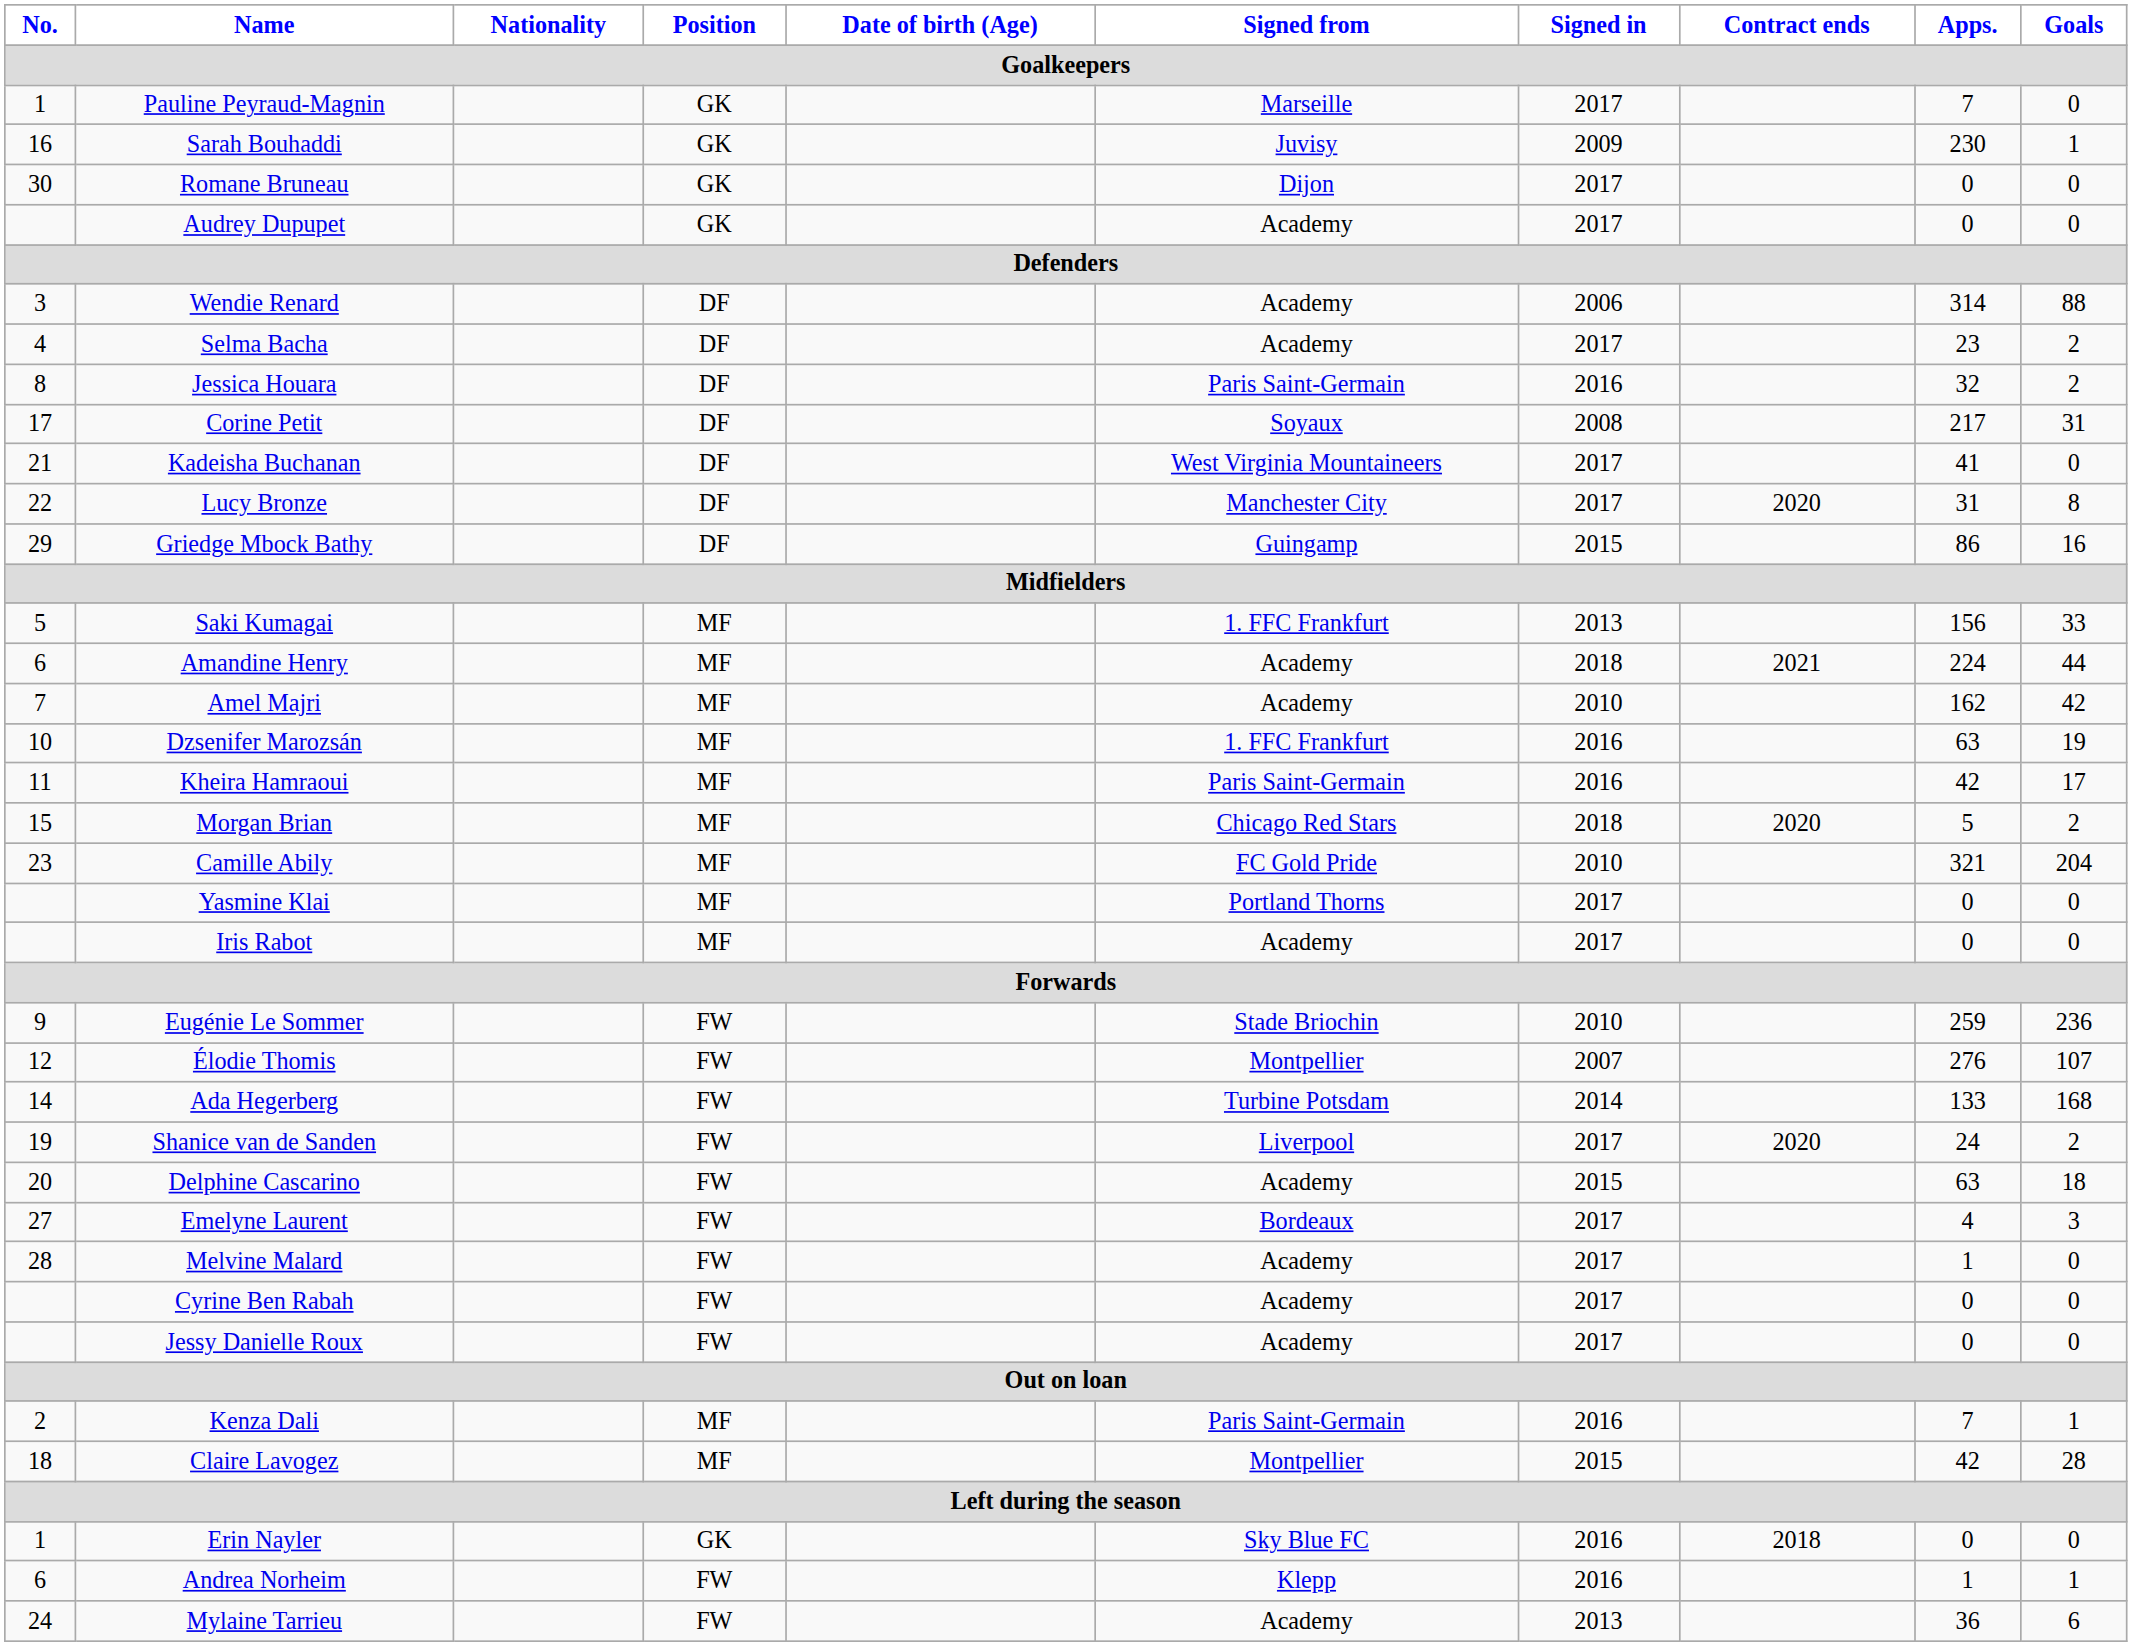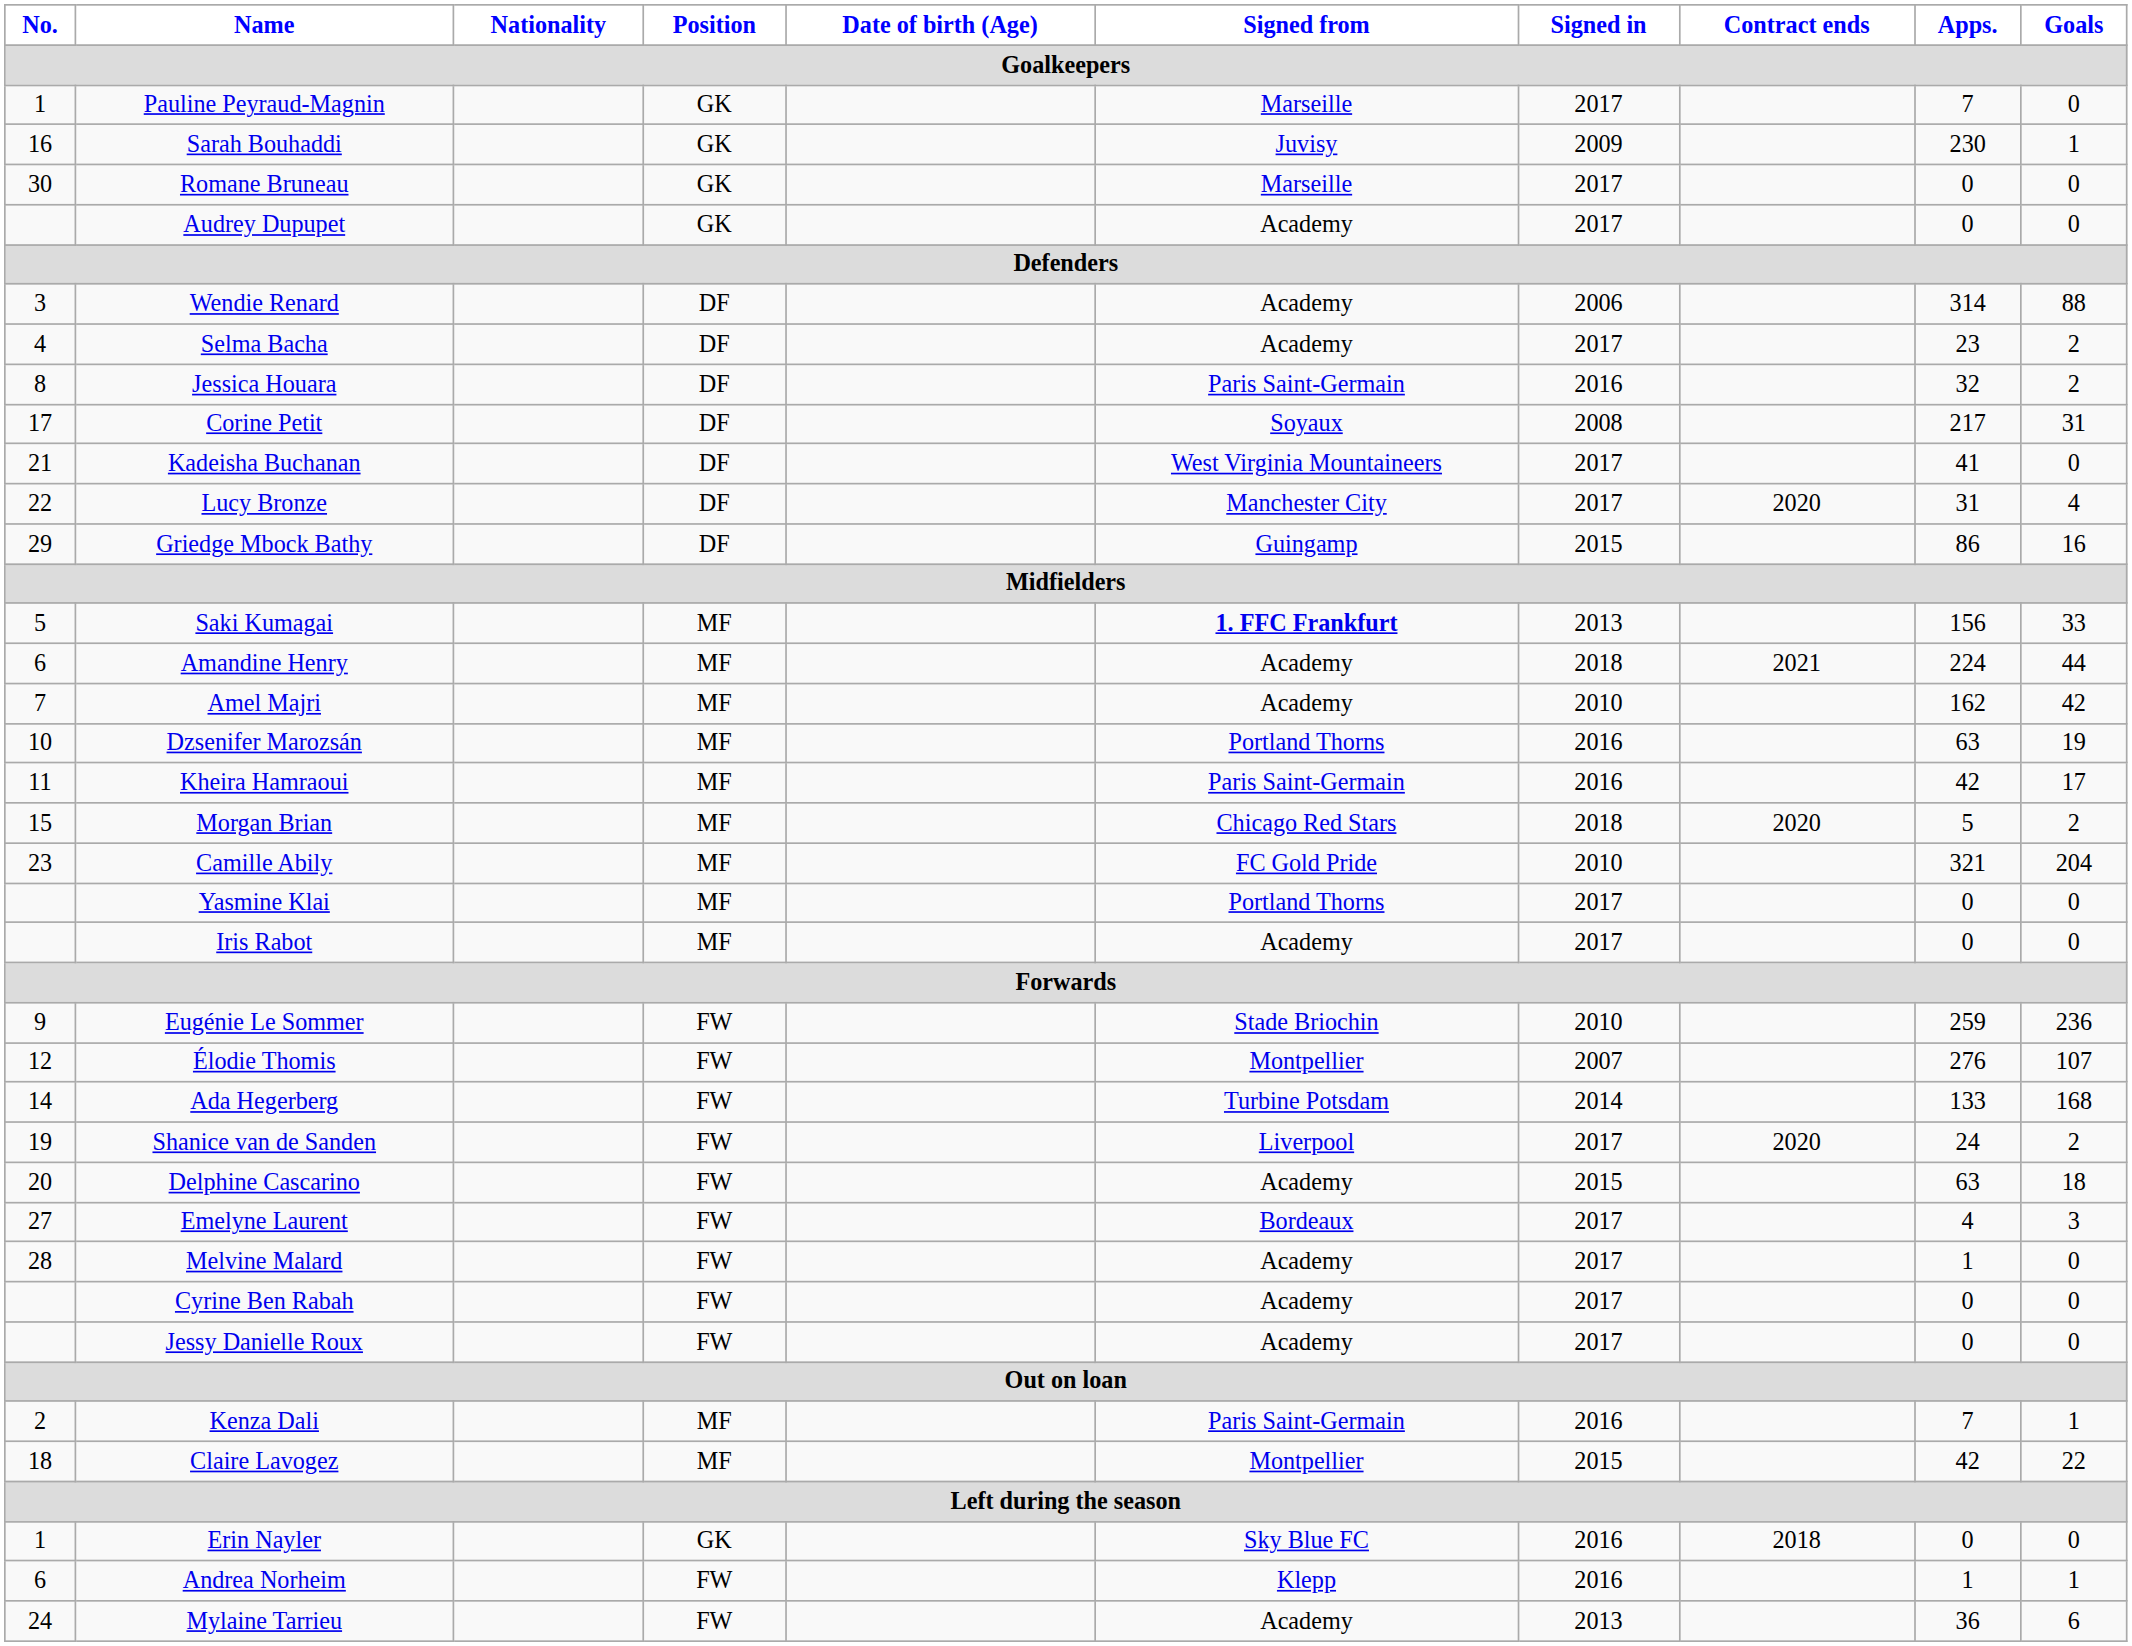(1306, 184) Dijon -> (1306, 184) Marseille
(2074, 503) 8 -> (2074, 503) 4
(1306, 623) normal -> (1306, 623) bold
(1306, 743) 1. FFC Frankfurt -> (1306, 743) Portland Thorns
(2074, 1461) 28 -> (2074, 1461) 22
